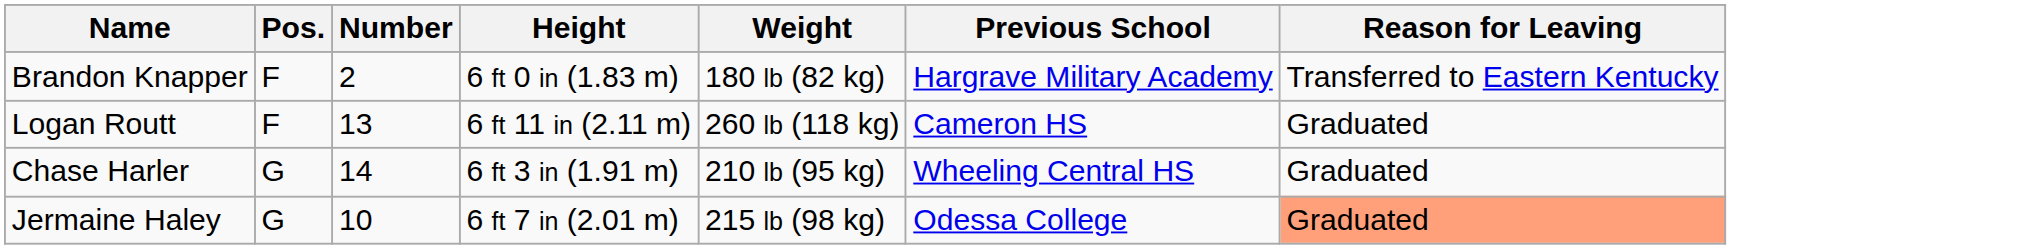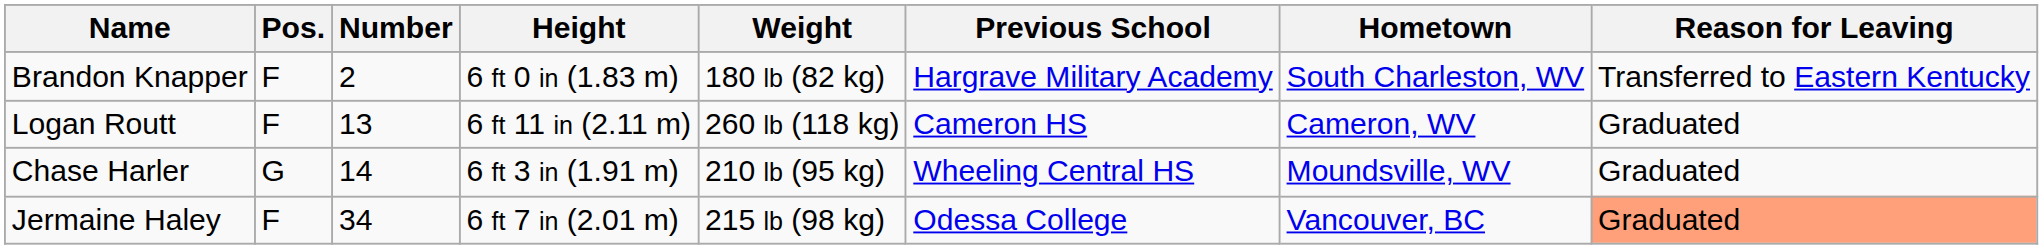+ column: (1435, 28)
(273, 219) G -> (271, 219) F
(356, 219) 10 -> (356, 219) 34
